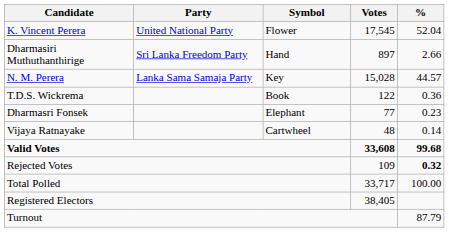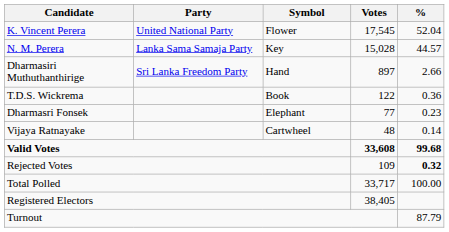rows swapped: (35, 78) <-> (46, 54)
